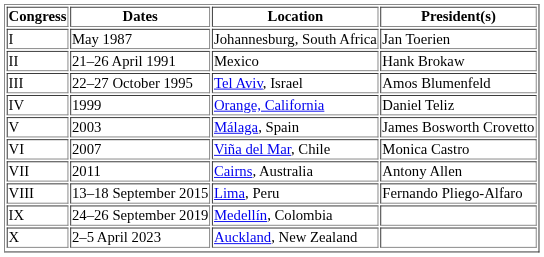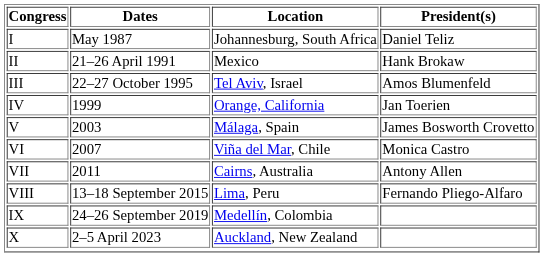(416, 38) Jan Toerien -> (418, 38) Daniel Teliz
(418, 105) Daniel Teliz -> (416, 105) Jan Toerien
